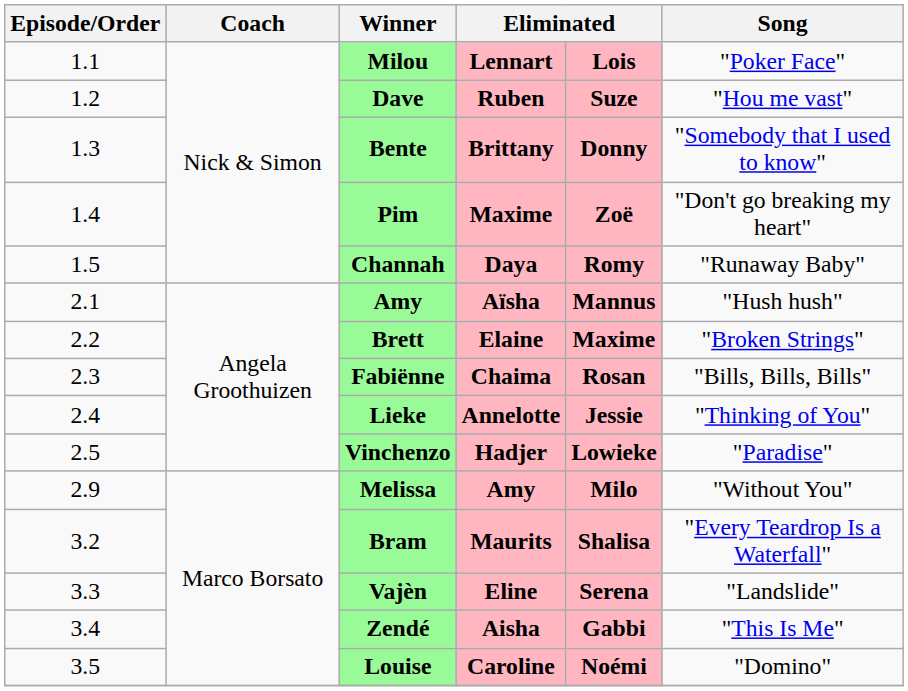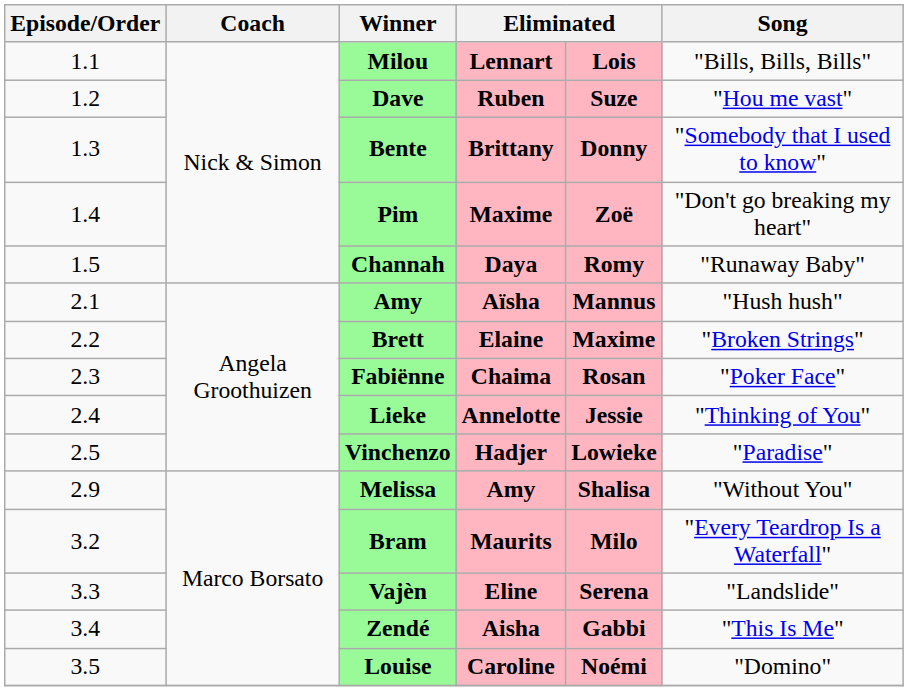(783, 60) "Poker Face" -> (783, 60) "Bills, Bills, Bills"
(783, 376) "Bills, Bills, Bills" -> (783, 376) "Poker Face"
(614, 489) Milo -> (614, 489) Shalisa
(614, 540) Shalisa -> (614, 540) Milo
